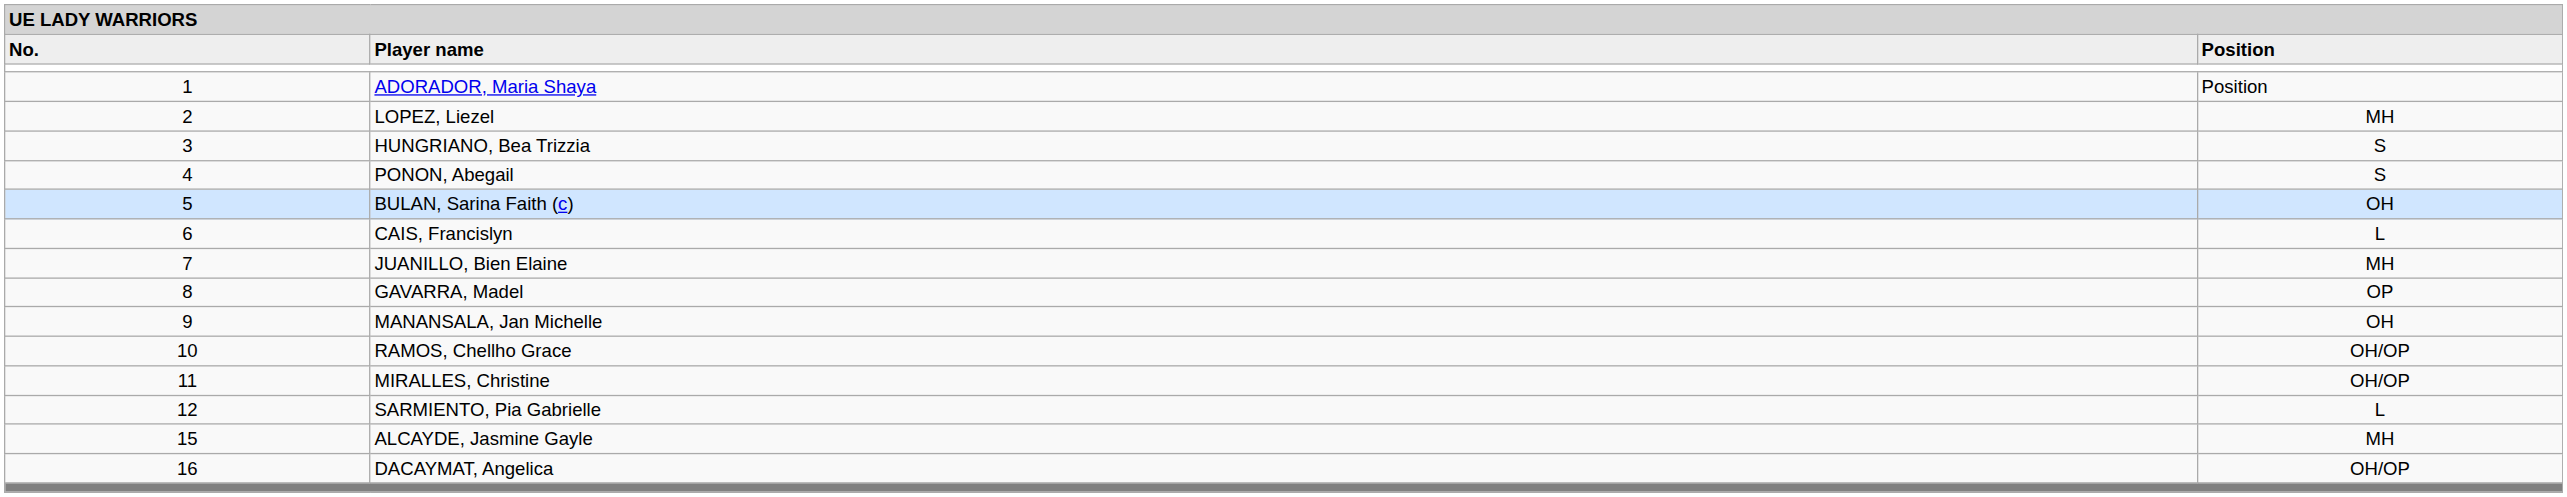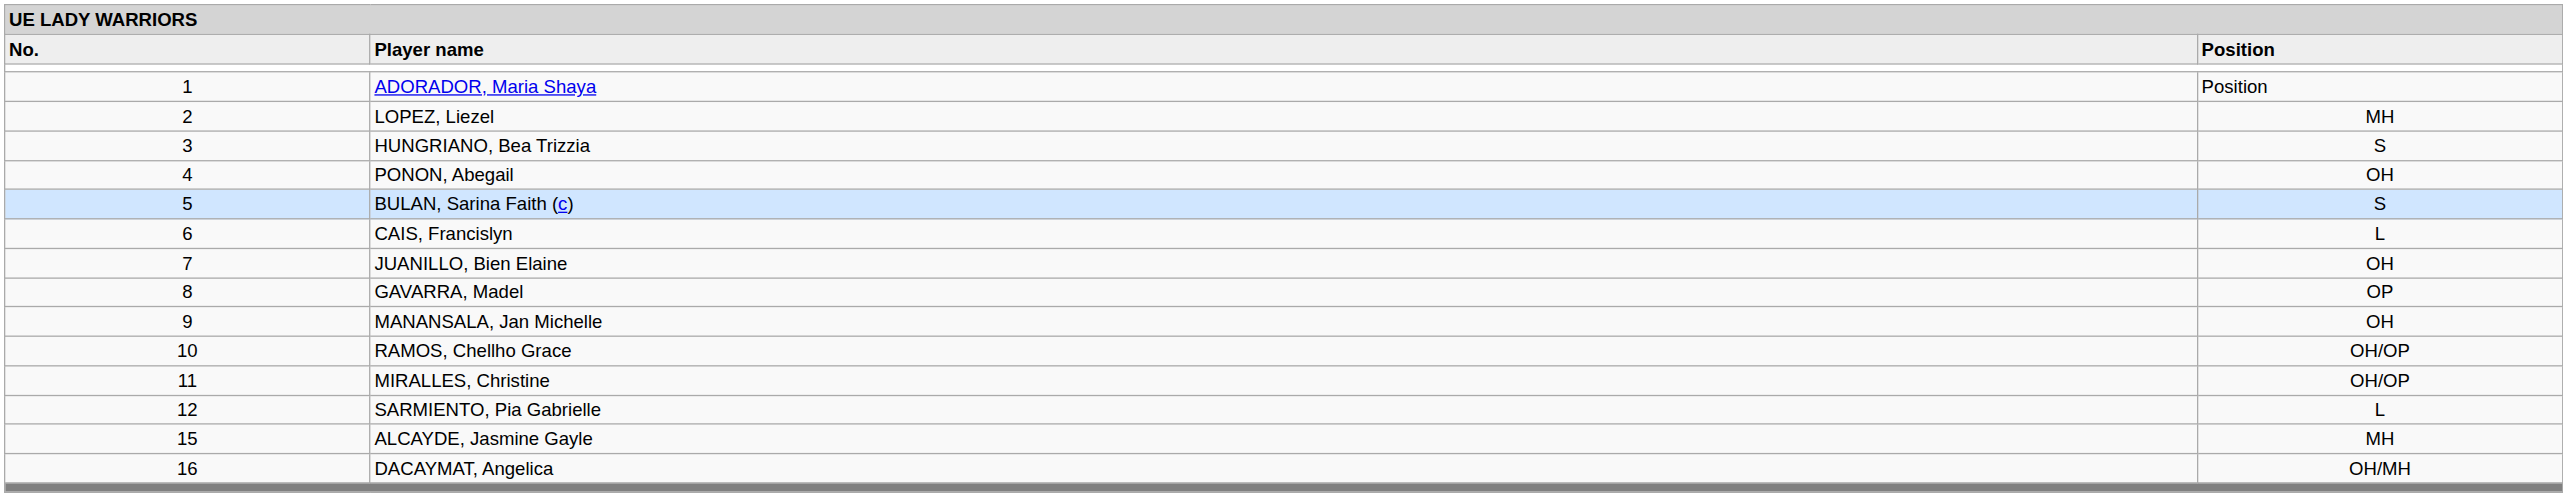(2380, 175) S -> (2380, 175) OH
(2380, 205) OH -> (2380, 205) S
(2380, 263) MH -> (2380, 263) OH
(2380, 469) OH/OP -> (2380, 469) OH/MH
